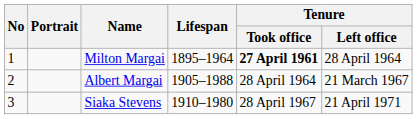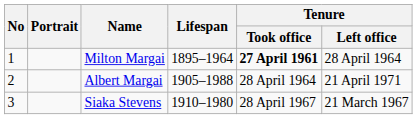(367, 80) 21 March 1967 -> (363, 80) 21 April 1971
(363, 102) 21 April 1971 -> (367, 102) 21 March 1967
